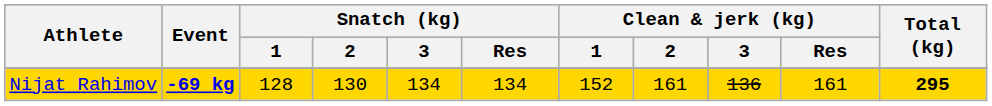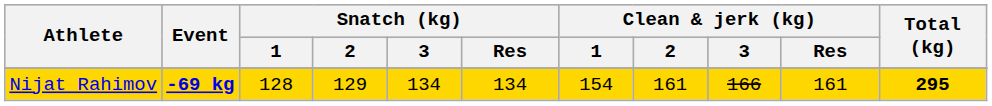(350, 84) 130 -> (350, 84) 129
(596, 84) 152 -> (596, 84) 154
(744, 84) 136 -> (744, 84) 166
